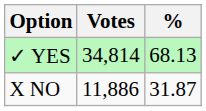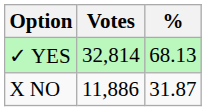(111, 55) 34,814 -> (111, 55) 32,814
